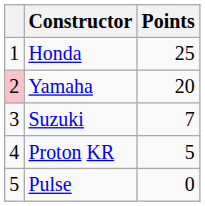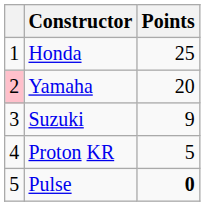(190, 119) 7 -> (190, 119) 9
(190, 185) normal -> (190, 185) bold
